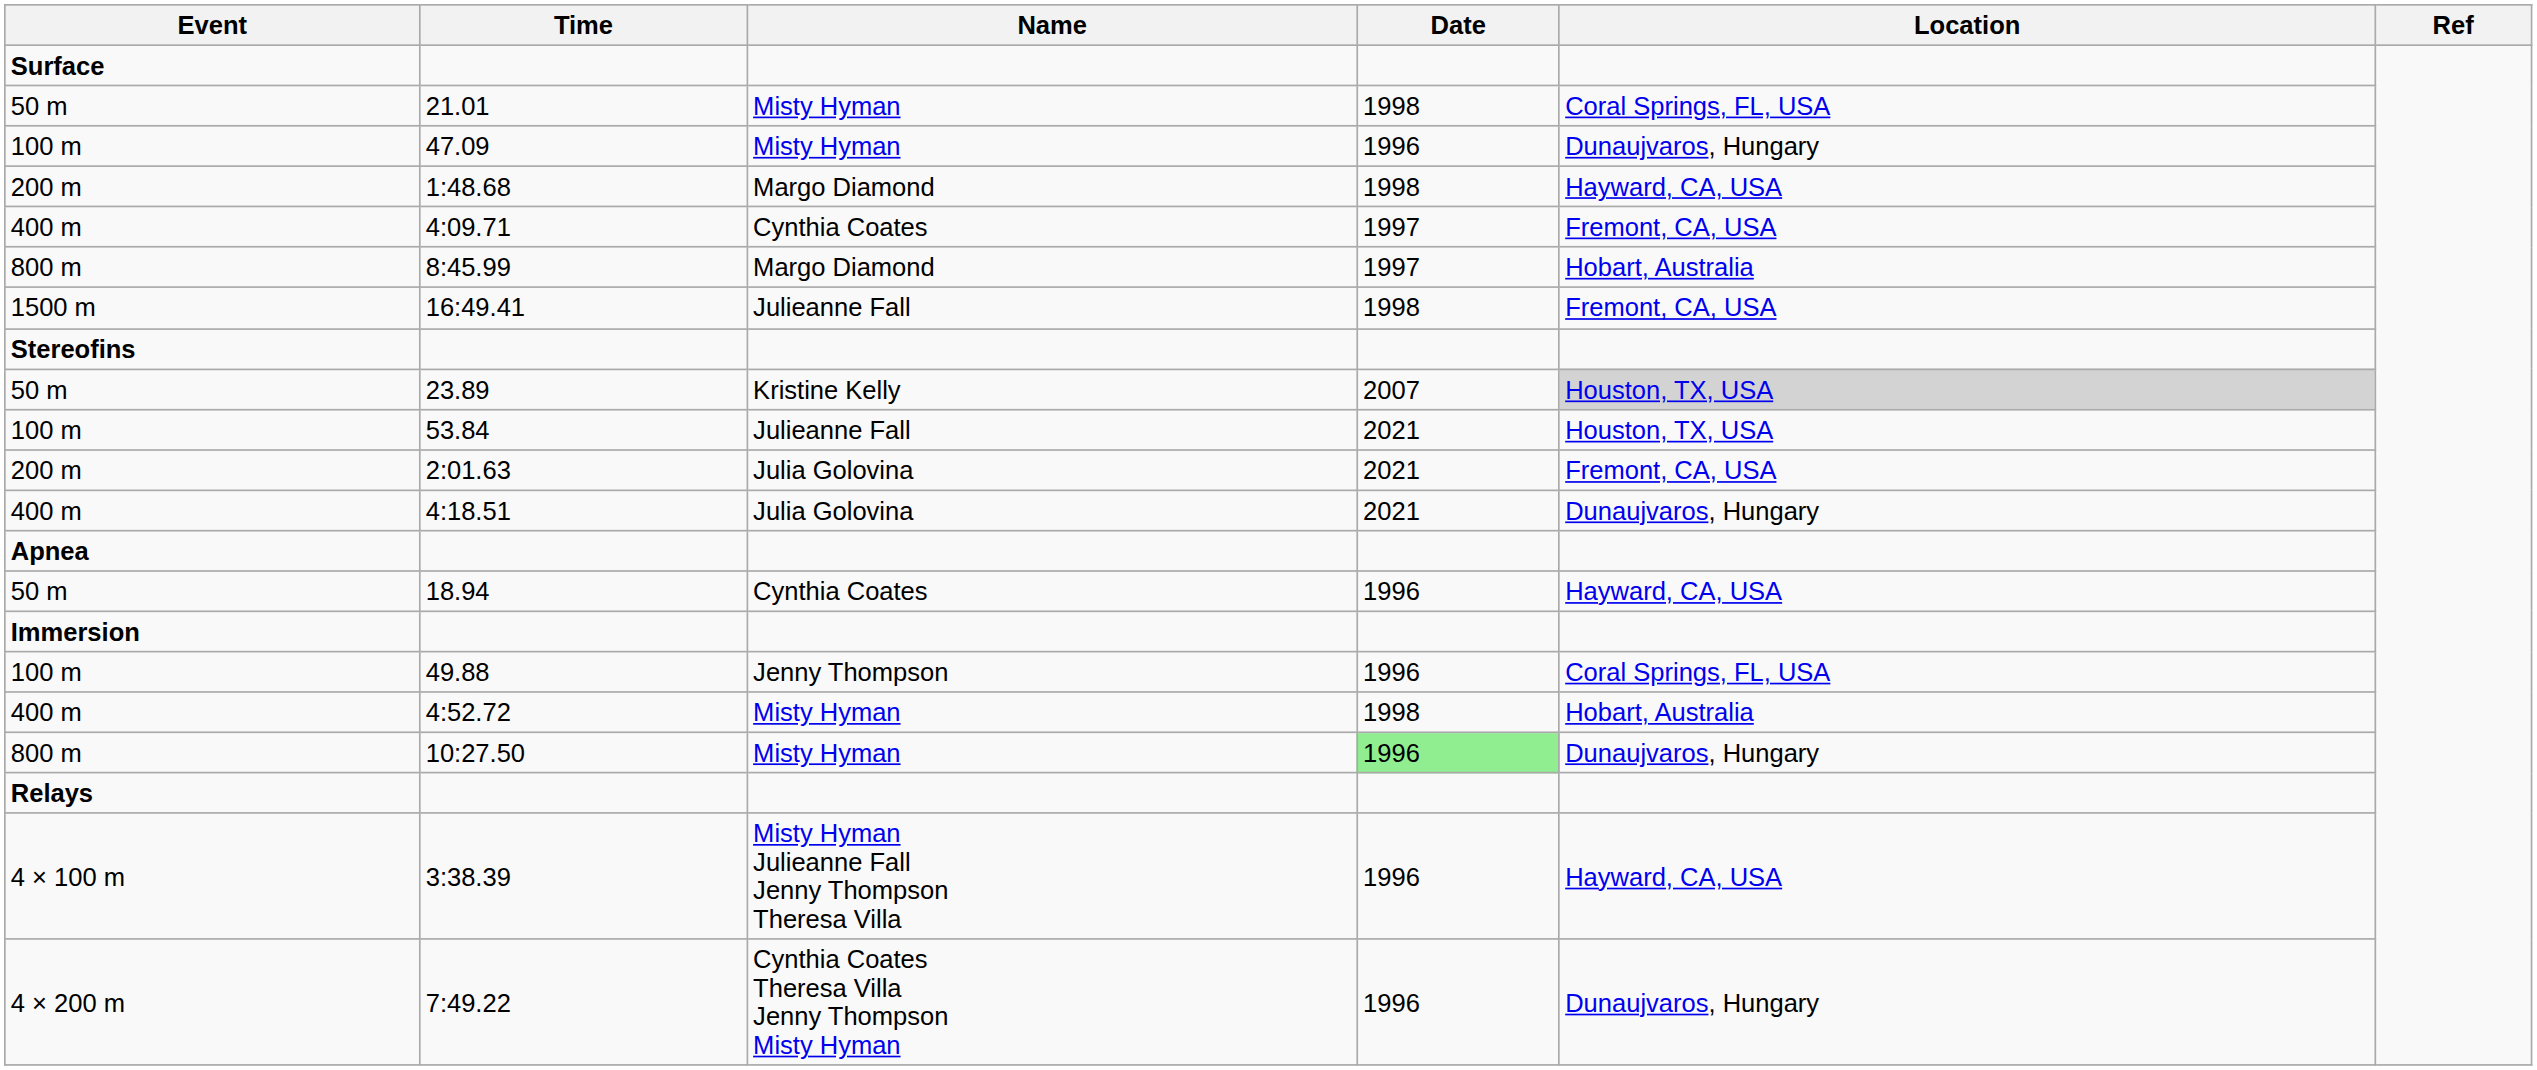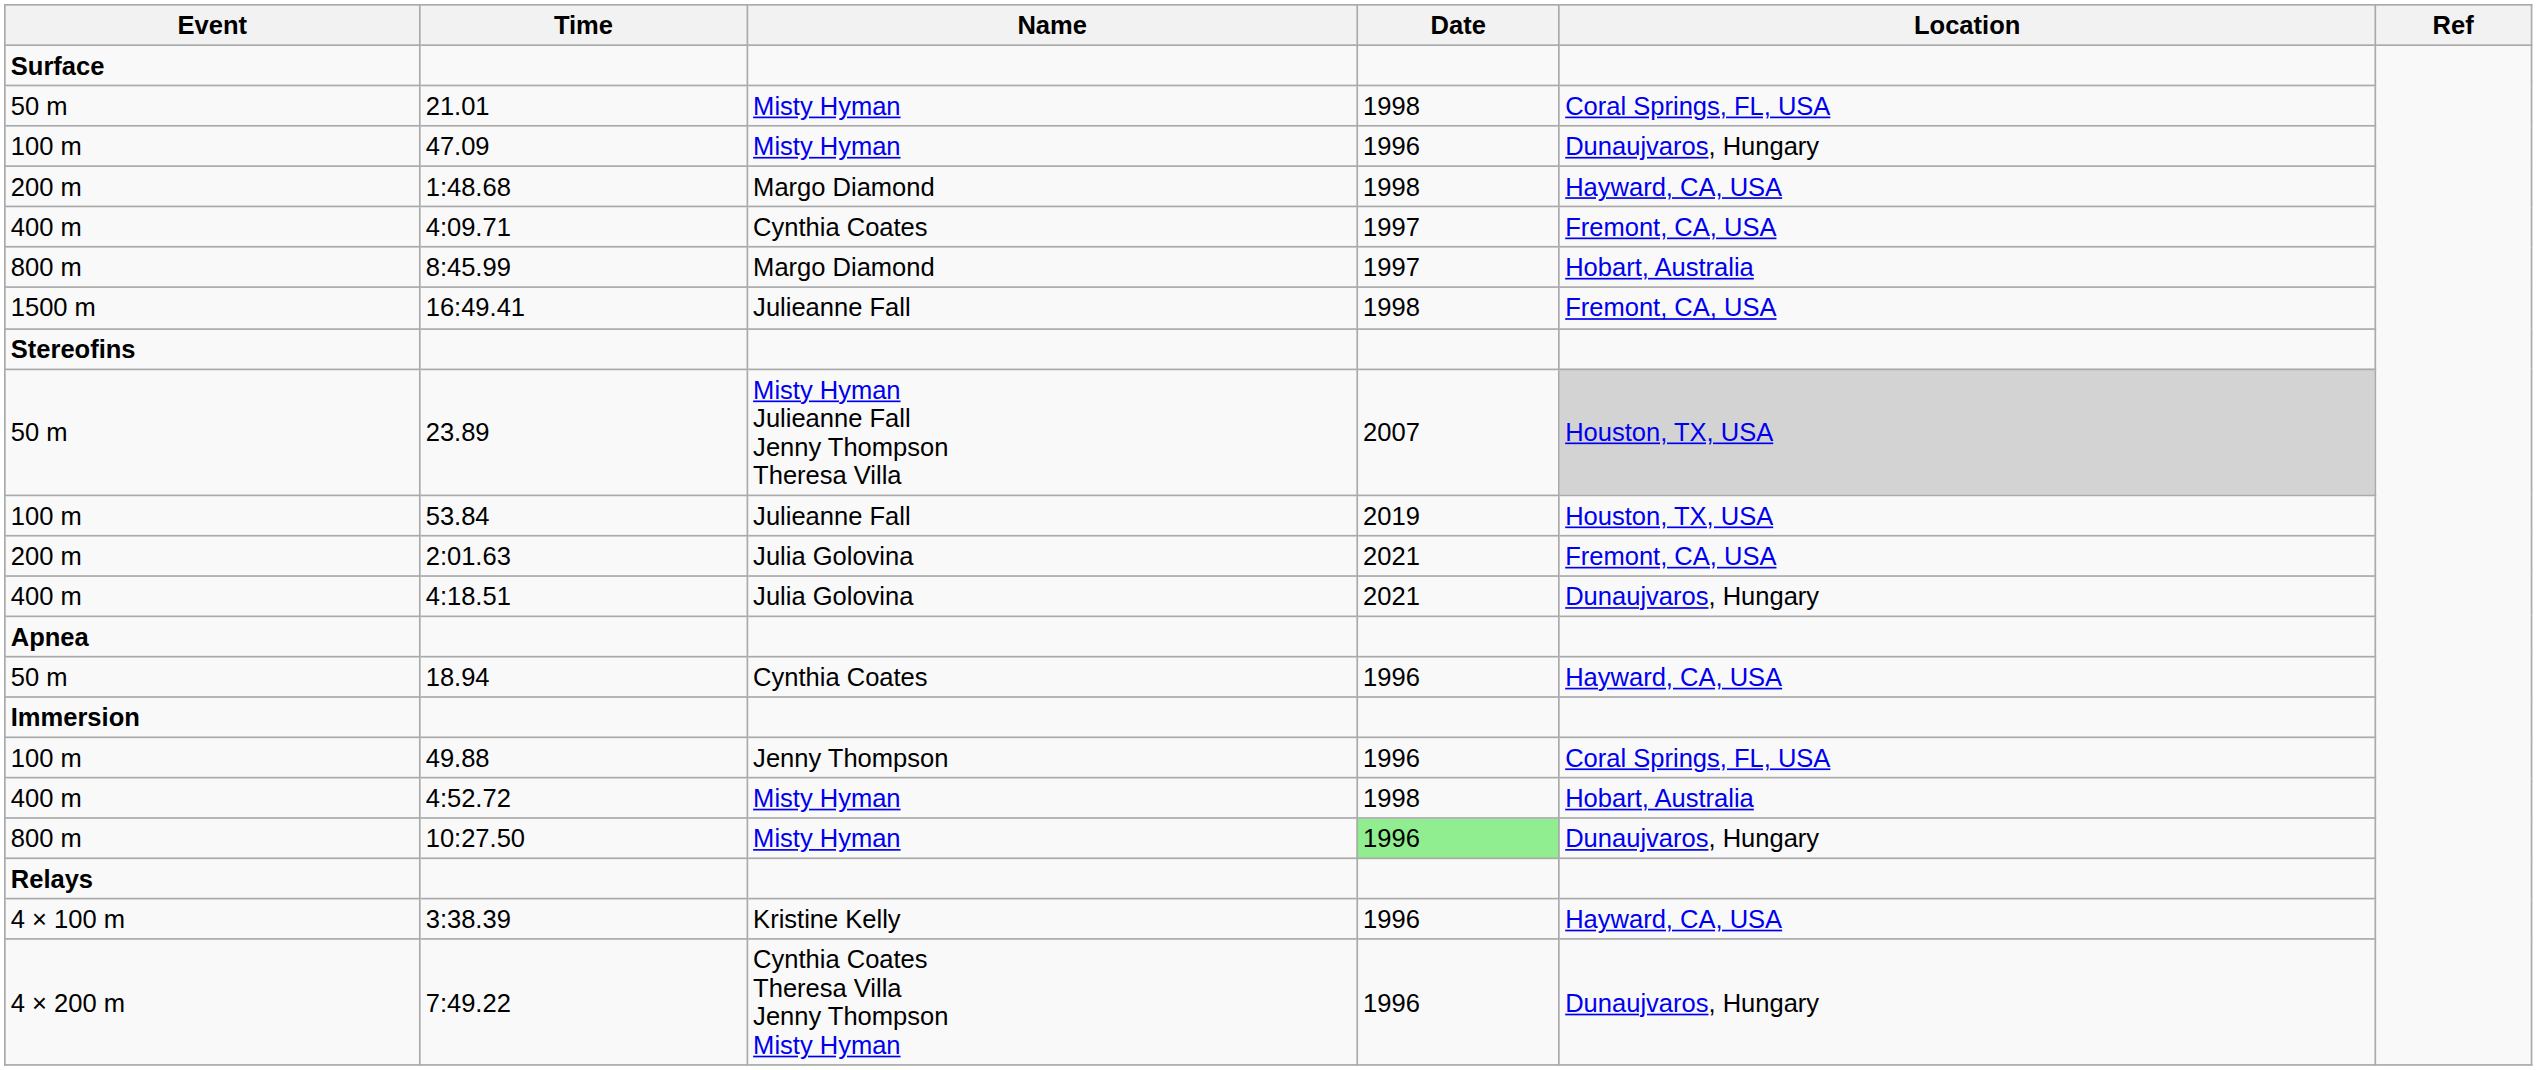(827, 389) Kristine Kelly -> (851, 432) Misty Hyman Julieanne Fall Jenny Thompson Theresa Villa
(1391, 429) 2021 -> (1391, 515) 2019
(851, 877) Misty Hyman Julieanne Fall Jenny Thompson Theresa Villa -> (827, 919) Kristine Kelly
